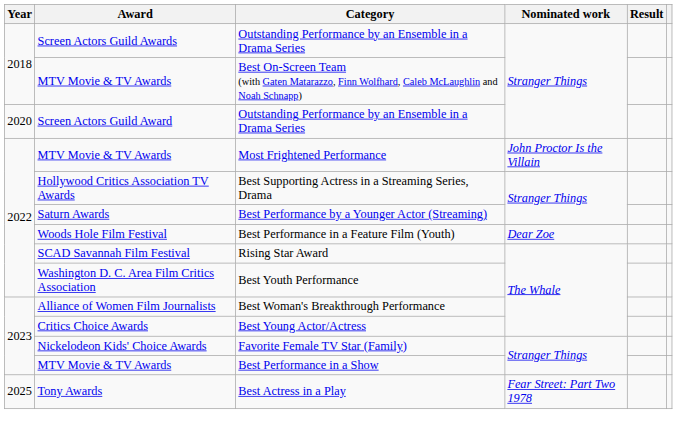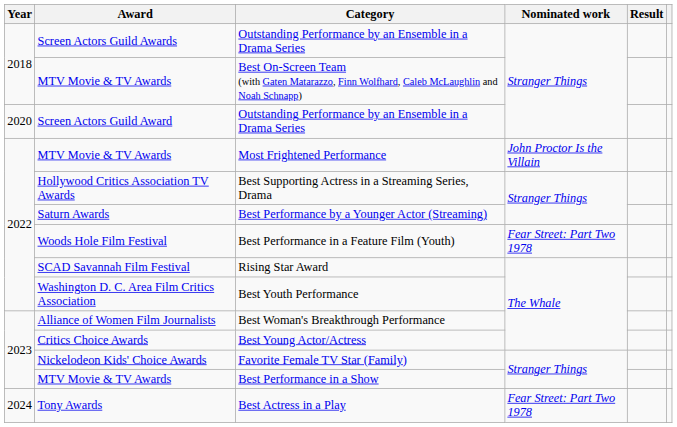(531, 234) Dear Zoe -> (561, 241) Fear Street: Part Two 1978
(20, 391) 2025 -> (20, 405) 2024
